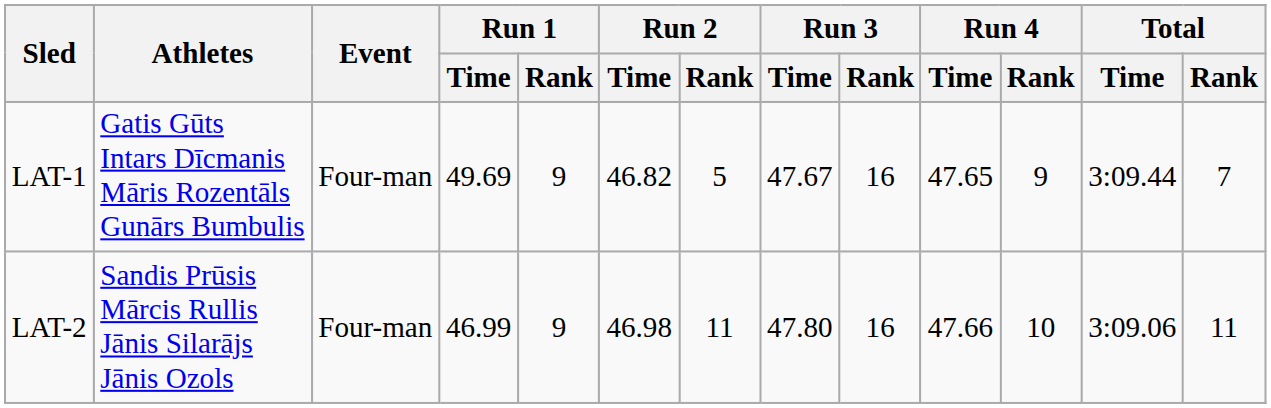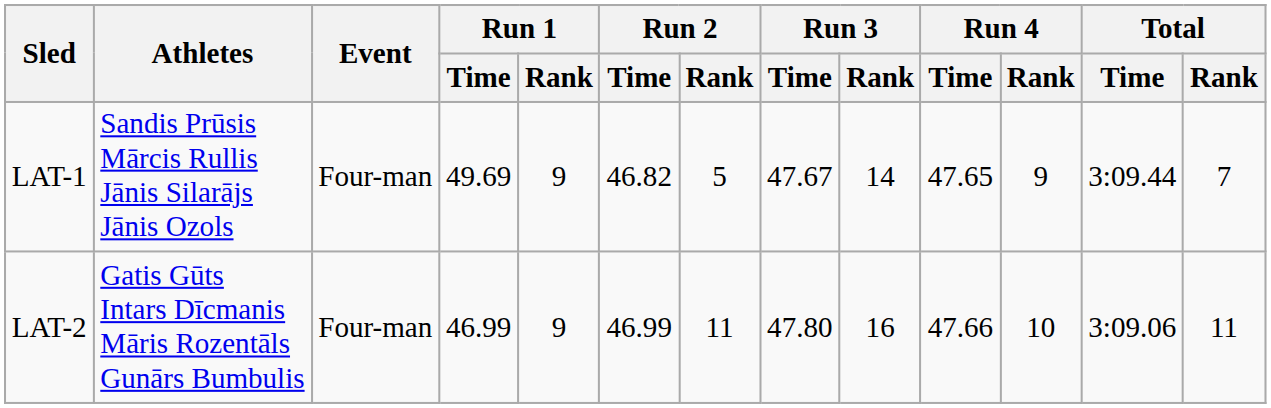(202, 176) Gatis Gūts Intars Dīcmanis Māris Rozentāls Gunārs Bumbulis -> (179, 176) Sandis Prūsis Mārcis Rullis Jānis Silarājs Jānis Ozols
(880, 176) 16 -> (880, 176) 14
(179, 327) Sandis Prūsis Mārcis Rullis Jānis Silarājs Jānis Ozols -> (202, 327) Gatis Gūts Intars Dīcmanis Māris Rozentāls Gunārs Bumbulis
(639, 327) 46.98 -> (639, 327) 46.99
